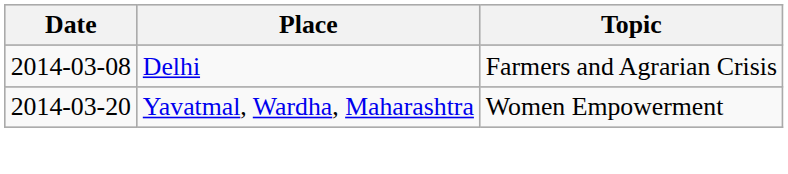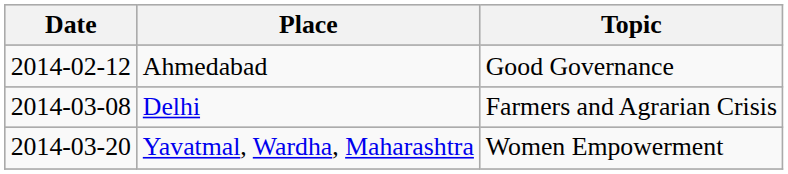+ row: (205, 65)
